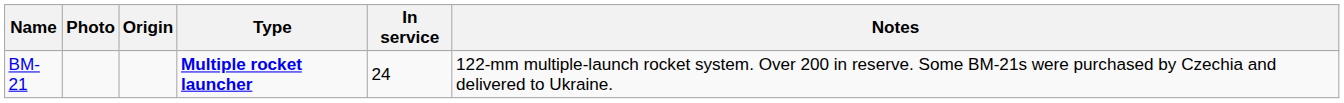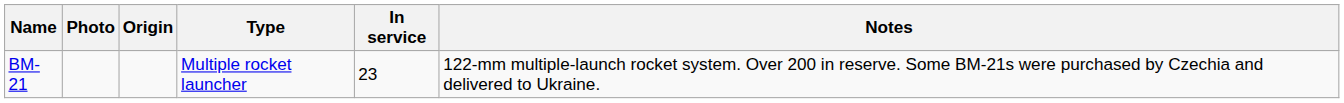(241, 74) bold -> (236, 74) normal
(381, 74) 24 -> (368, 74) 23
